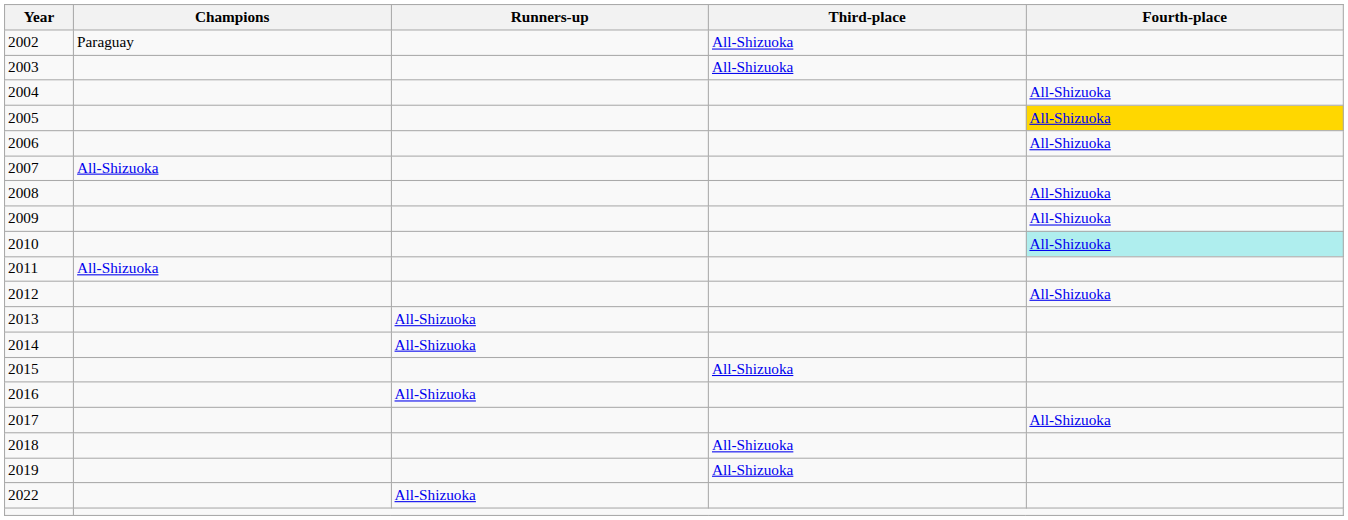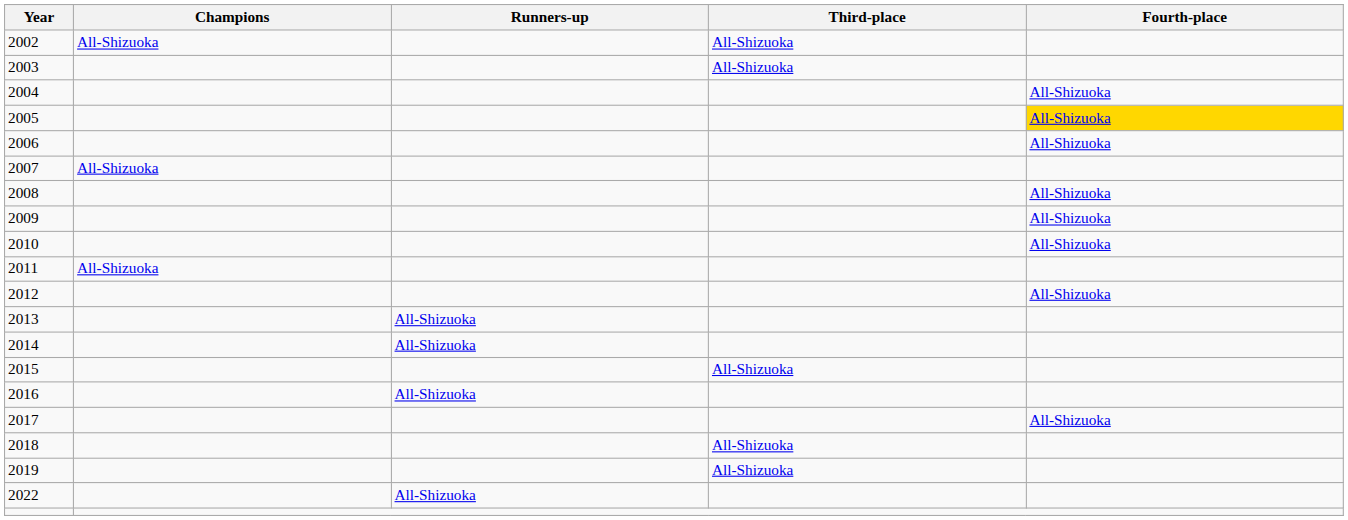(105, 42) Paraguay -> (118, 42) All-Shizuoka
(1070, 244) paleturquoise background -> (1070, 244) no background
